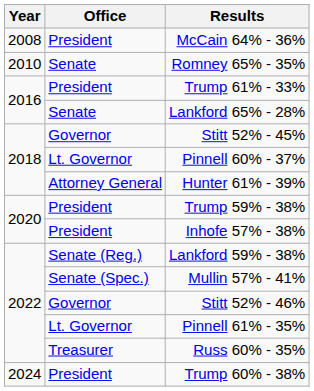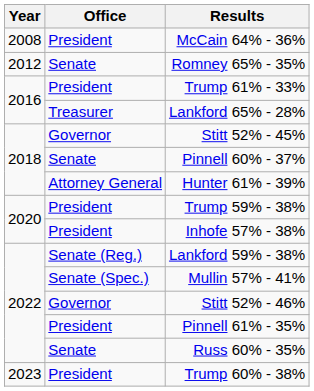(25, 64) 2010 -> (25, 64) 2012
(72, 111) Senate -> (81, 111) Treasurer
(90, 159) Lt. Governor -> (72, 159) Senate
(90, 326) Lt. Governor -> (80, 326) President
(81, 350) Treasurer -> (72, 350) Senate
(25, 374) 2024 -> (25, 374) 2023
